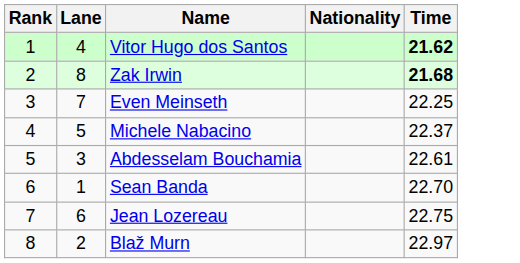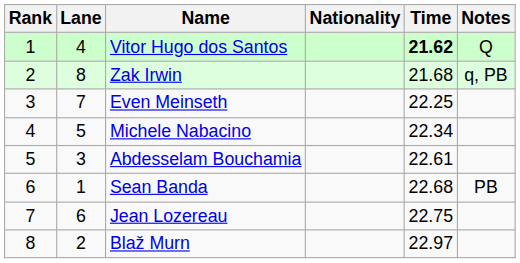+ column: (486, 18)
(431, 74) bold -> (431, 74) normal
(431, 131) 22.37 -> (431, 131) 22.34
(431, 187) 22.70 -> (431, 187) 22.68
